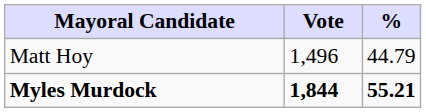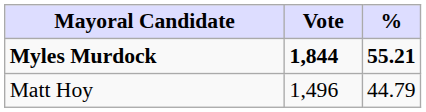rows swapped: (83, 90) <-> (51, 55)
